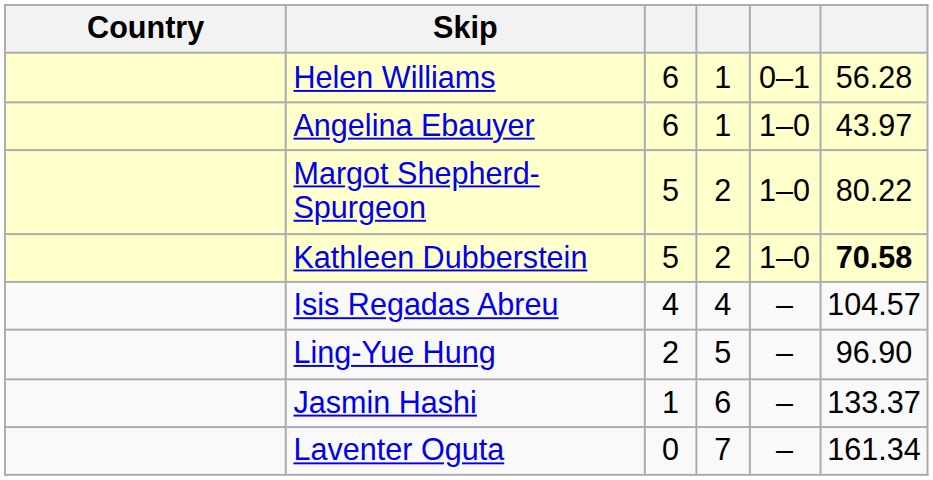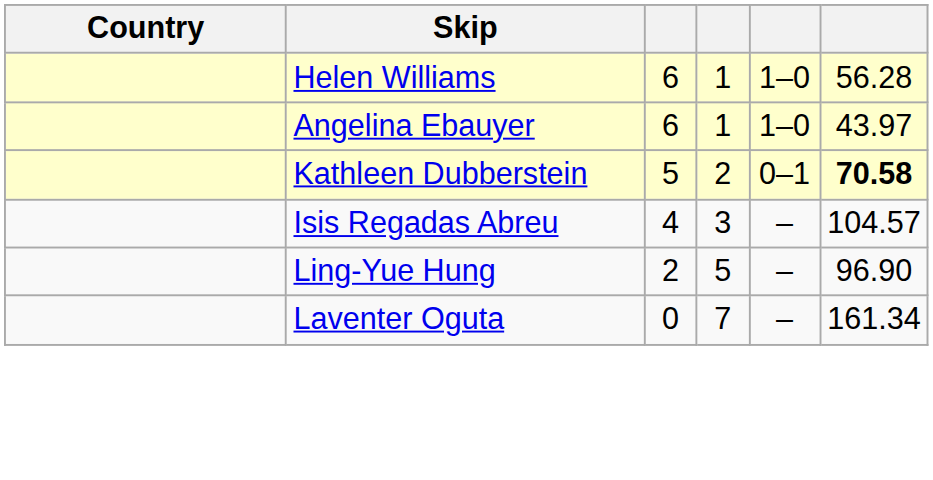(785, 77) 0–1 -> (785, 77) 1–0
- row: (417, 191)
(785, 256) 1–0 -> (785, 174) 0–1
(723, 305) 4 -> (723, 222) 3
- row: (385, 402)
